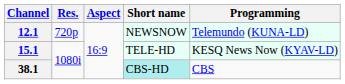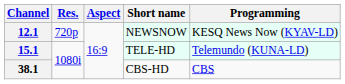(250, 32) Telemundo (KUNA-LD) -> (265, 32) KESQ News Now (KYAV-LD)
(265, 50) KESQ News Now (KYAV-LD) -> (250, 50) Telemundo (KUNA-LD)
(147, 69) paleturquoise background -> (147, 69) no background
